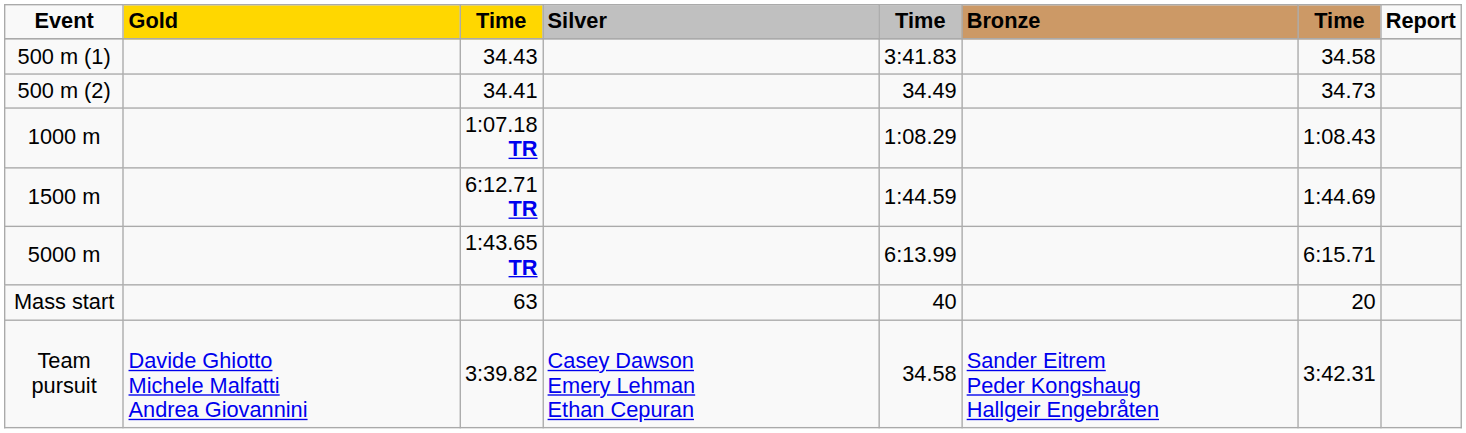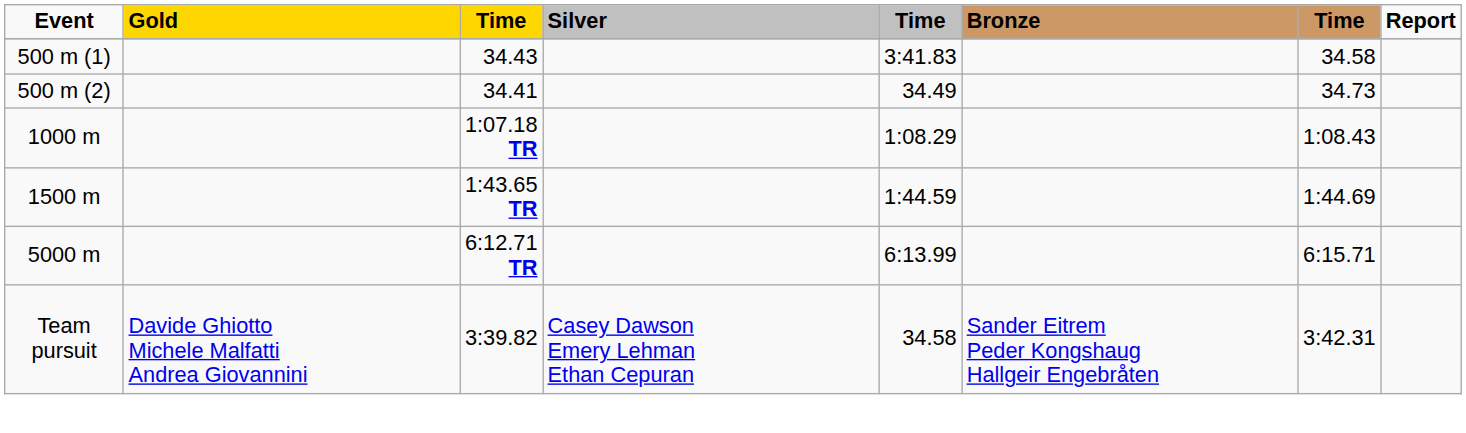(501, 196) 6:12.71 TR -> (501, 196) 1:43.65 TR
(501, 255) 1:43.65 TR -> (501, 255) 6:12.71 TR
- row: (64, 302)
